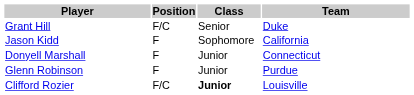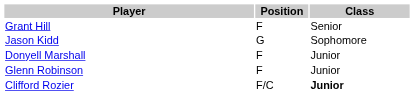- column: (336, 11)
(161, 26) F/C -> (259, 26) F
(156, 41) F -> (260, 41) G
